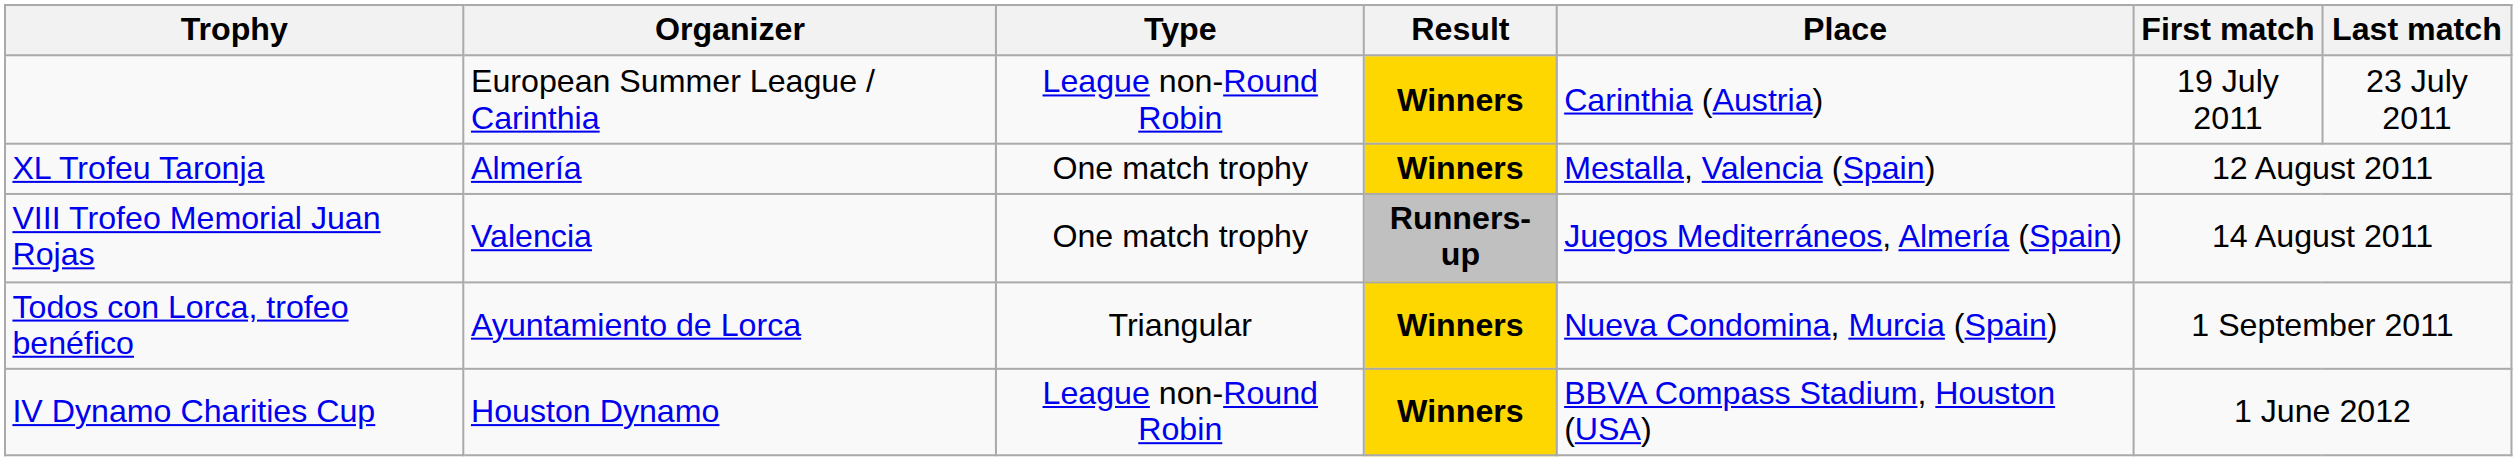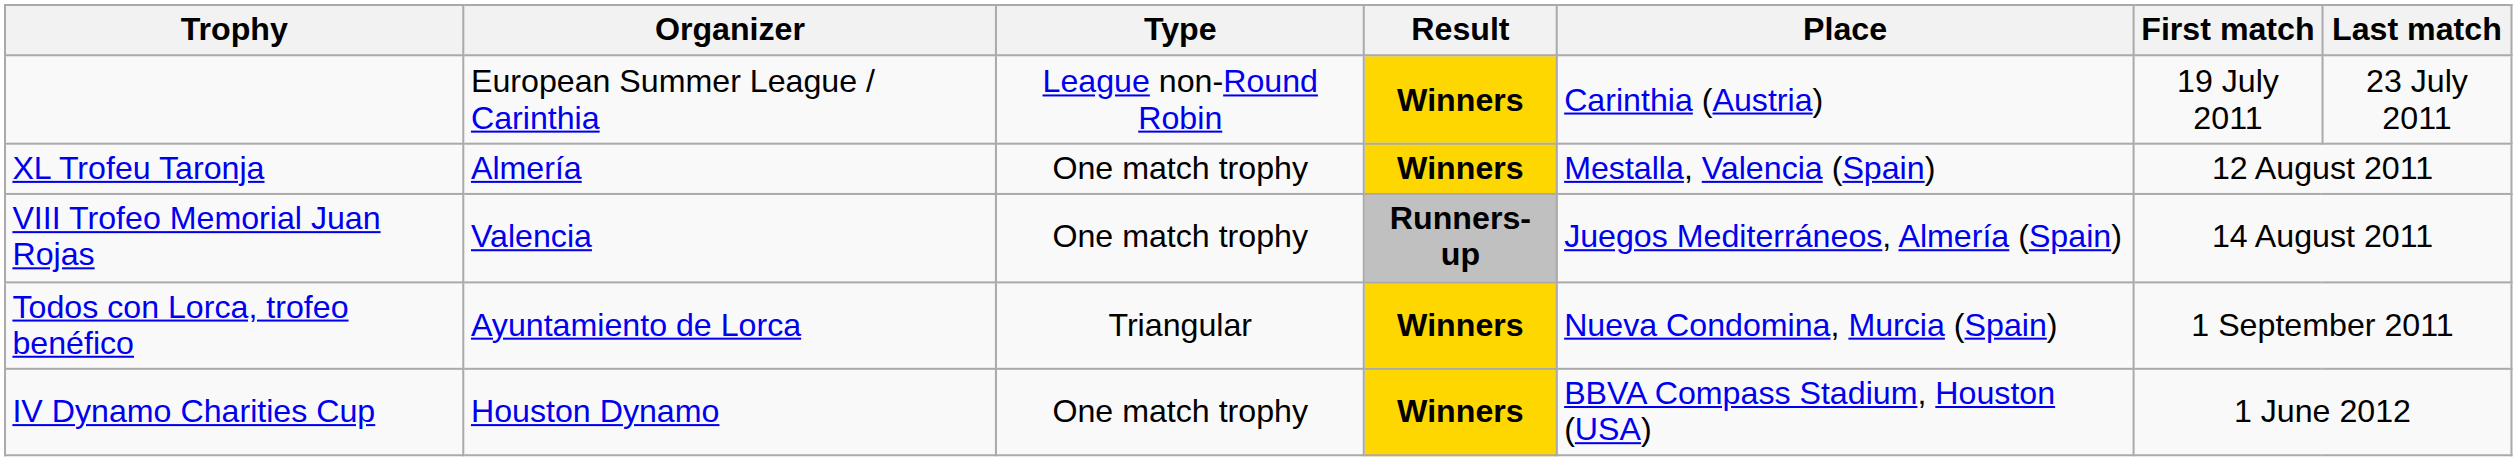(1180, 411) League non-Round Robin -> (1180, 411) One match trophy
